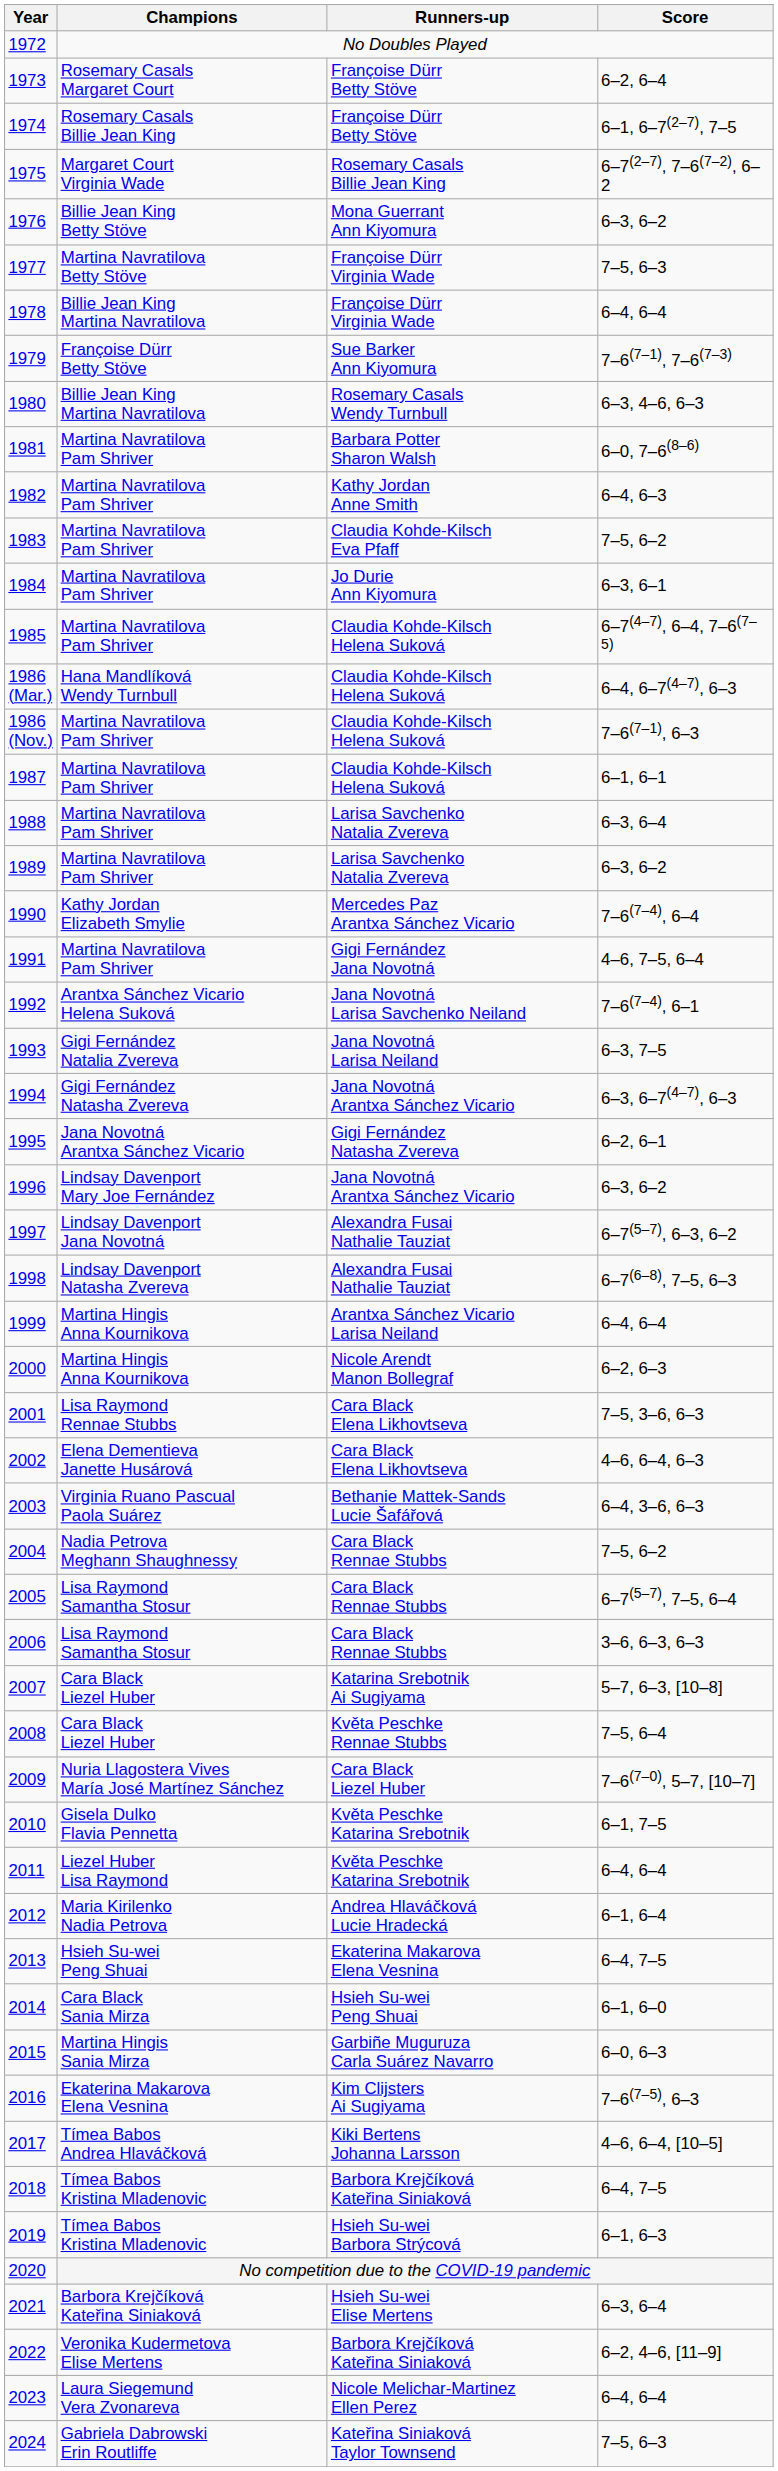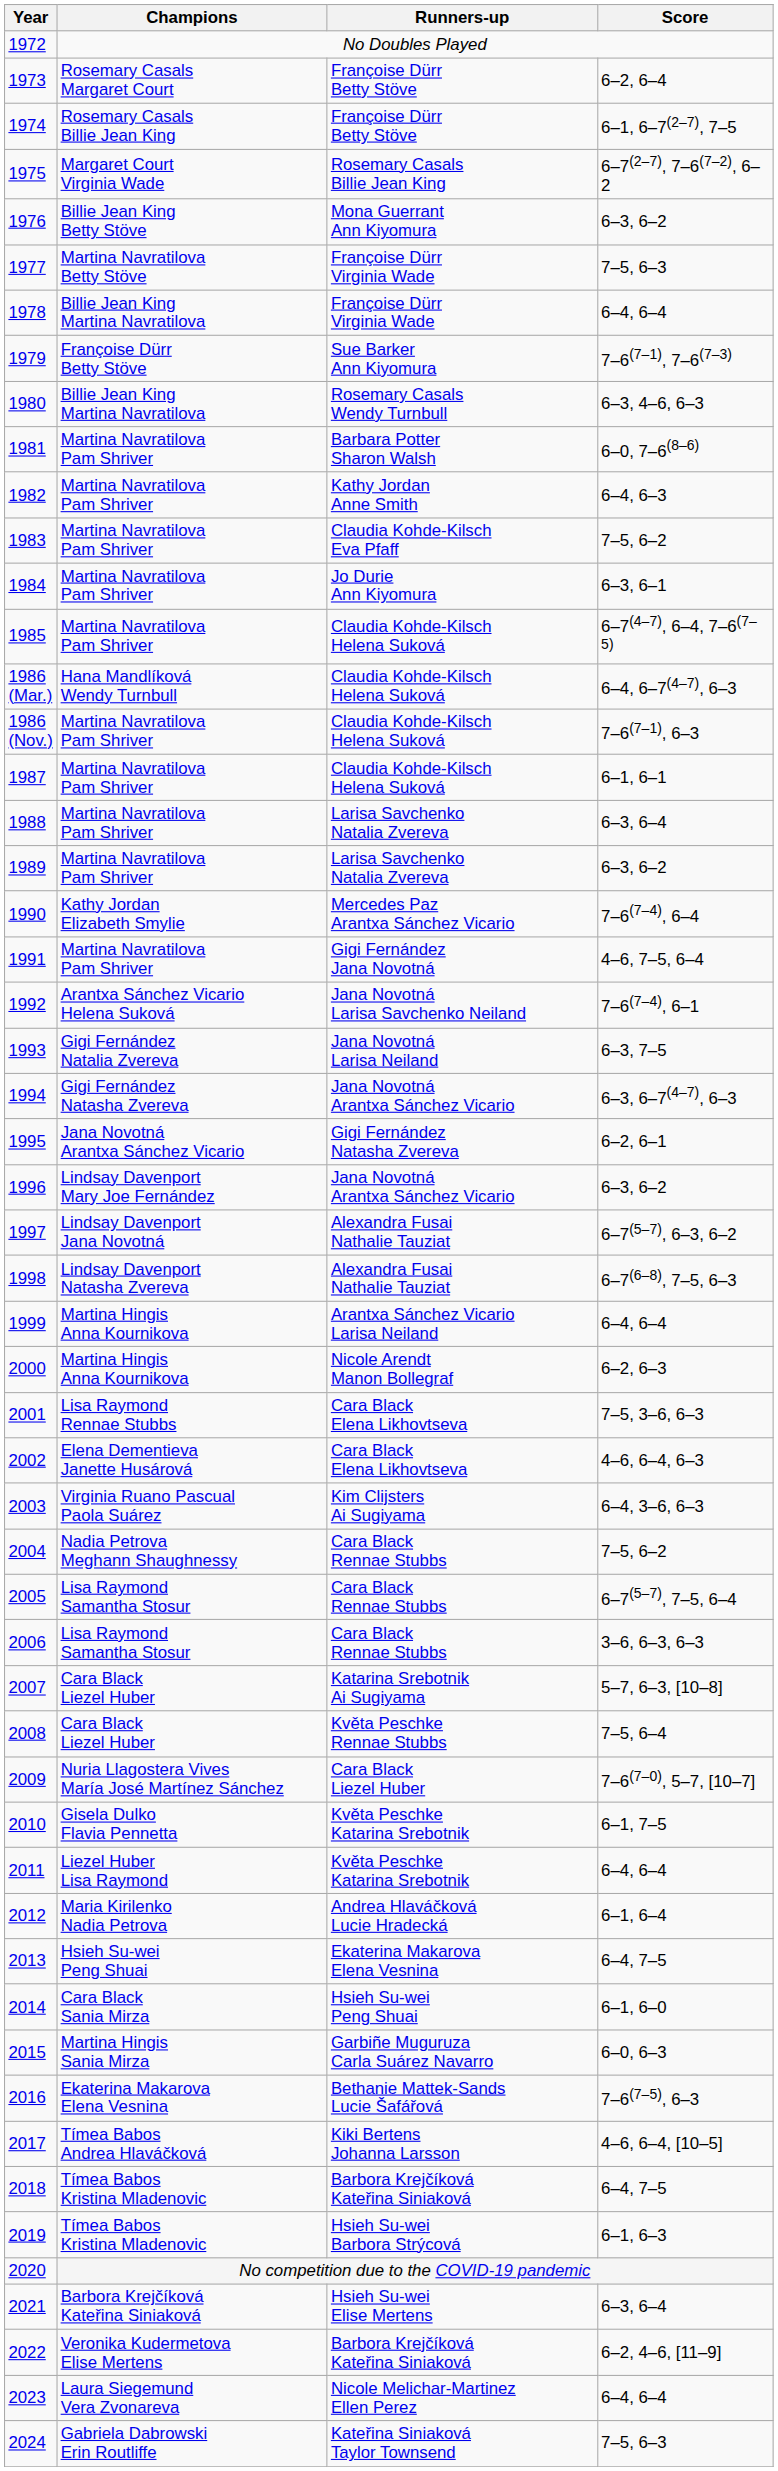(418, 1506) Bethanie Mattek-Sands Lucie Šafářová -> (378, 1506) Kim Clijsters Ai Sugiyama
(378, 2098) Kim Clijsters Ai Sugiyama -> (418, 2098) Bethanie Mattek-Sands Lucie Šafářová
